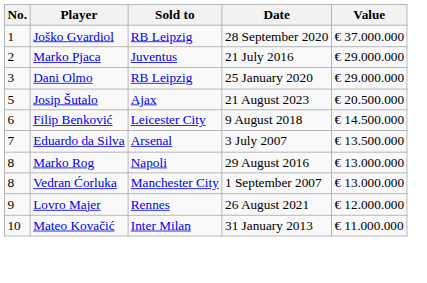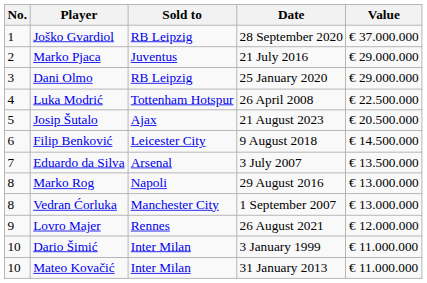+ row: (68, 99)
+ row: (65, 246)
